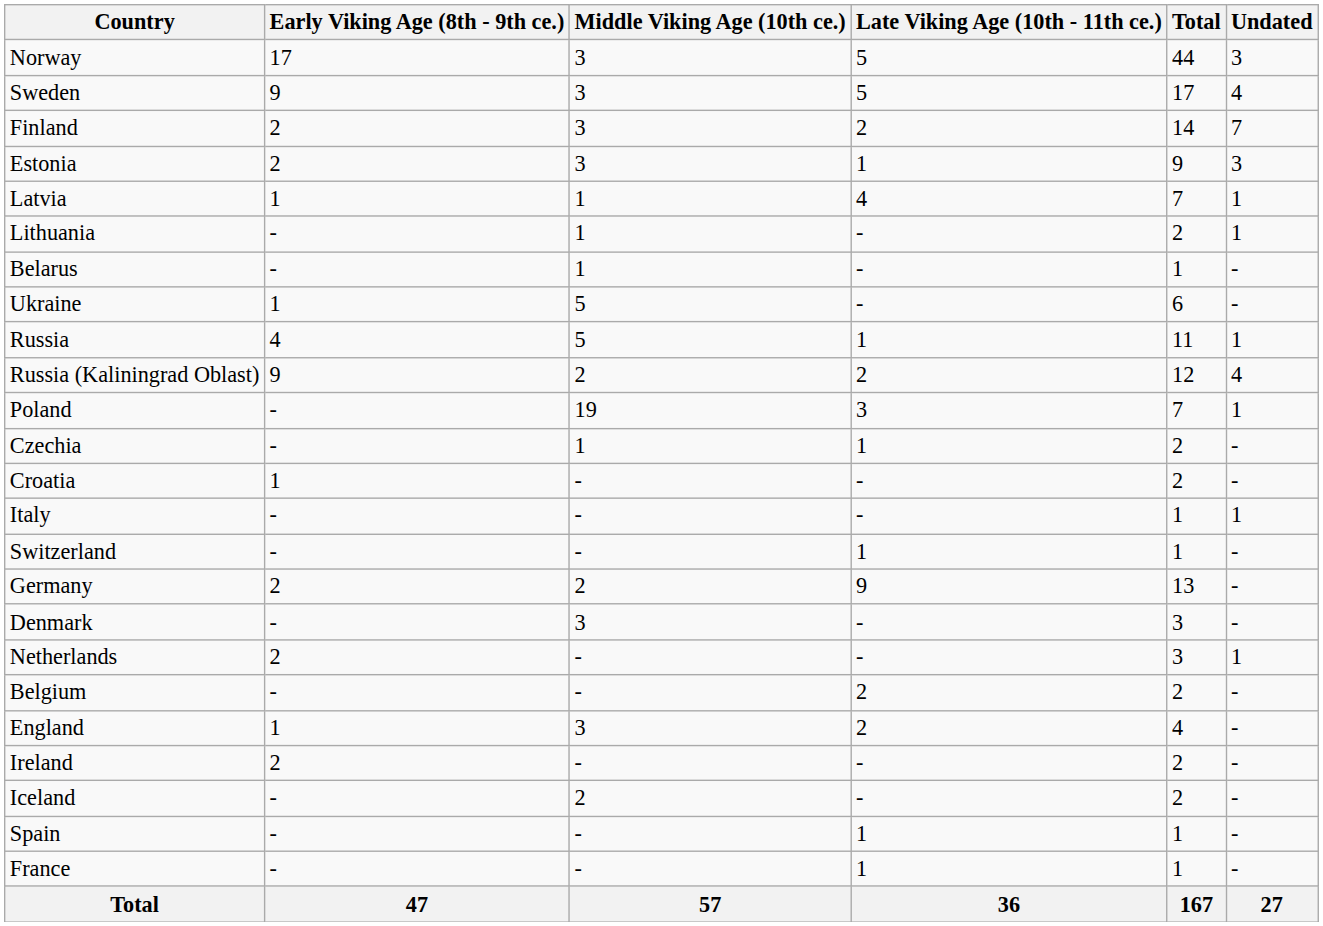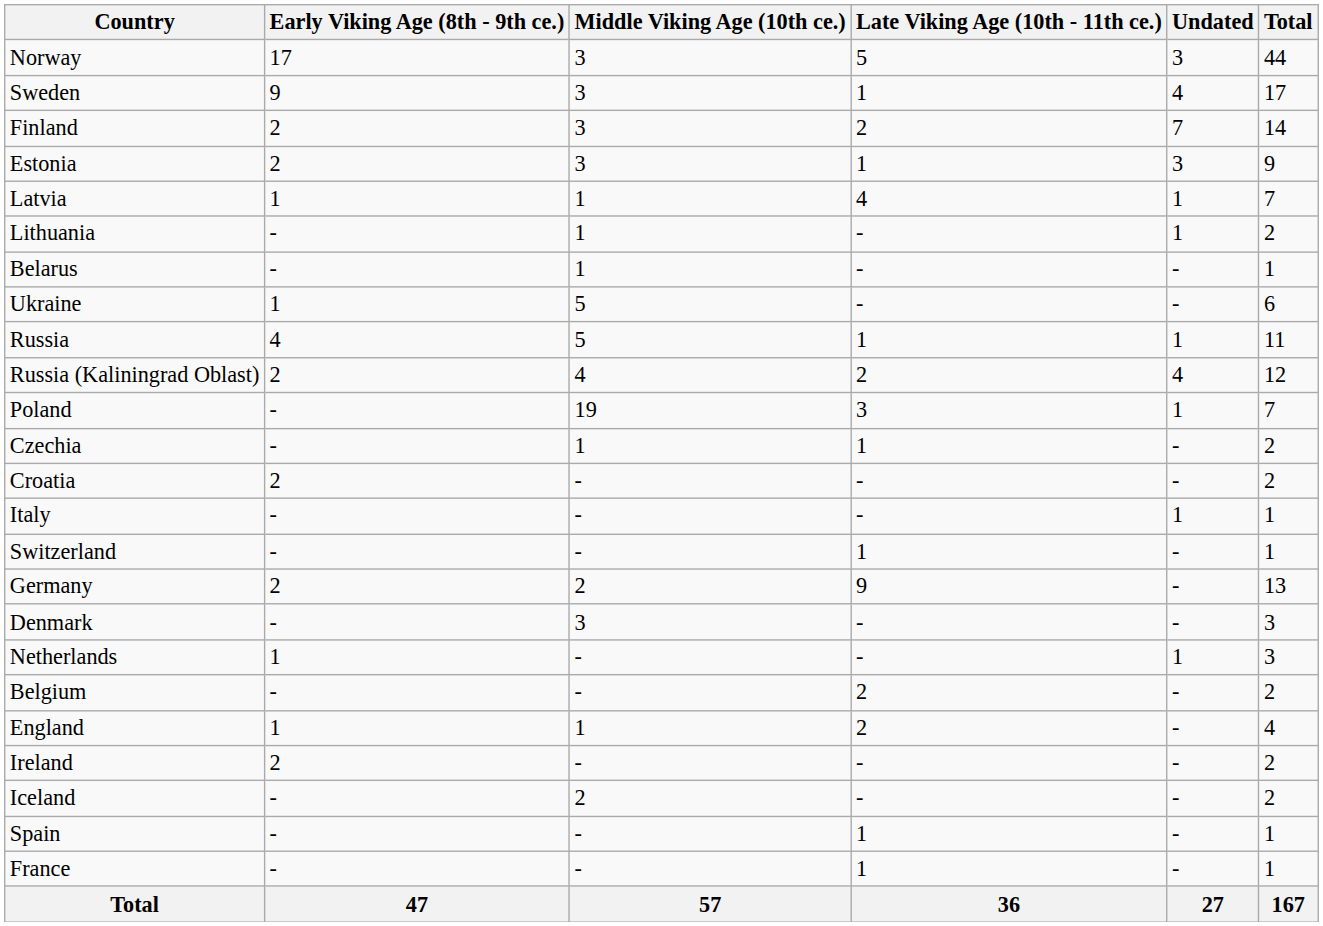columns swapped: (1272, 22) <-> (1196, 22)
(862, 92) 5 -> (862, 92) 1
(275, 374) 9 -> (275, 374) 2
(580, 374) 2 -> (580, 374) 4
(275, 480) 1 -> (275, 480) 2
(275, 657) 2 -> (275, 657) 1
(580, 727) 3 -> (580, 727) 1
